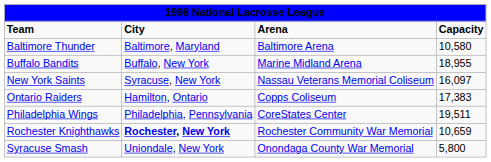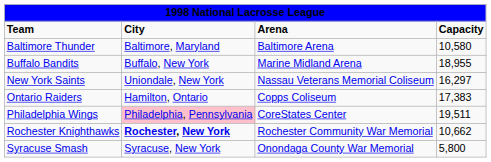(172, 81) Syracuse, New York -> (174, 81) Uniondale, New York
(455, 81) 16,097 -> (455, 81) 16,297
(188, 115) no background -> (188, 115) pink background
(455, 132) 10,659 -> (455, 132) 10,662
(174, 149) Uniondale, New York -> (172, 149) Syracuse, New York
